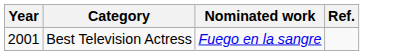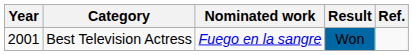+ column: (350, 15)
